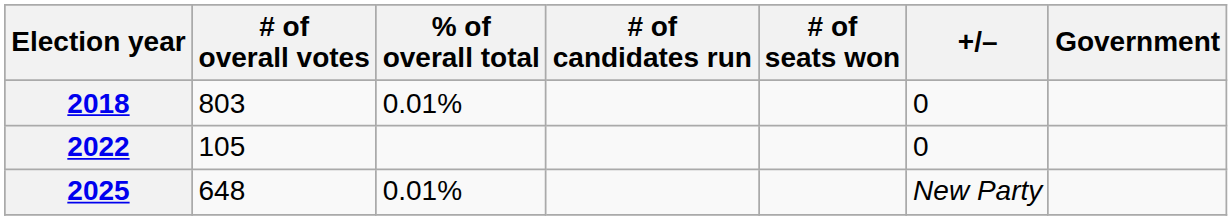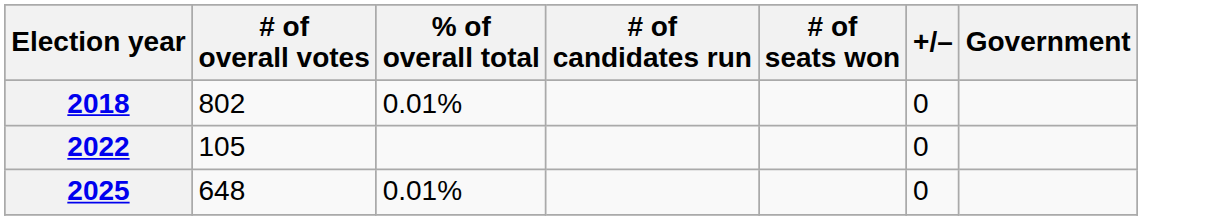(222, 102) 803 -> (222, 102) 802
(978, 191) New Party -> (921, 191) 0
